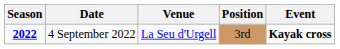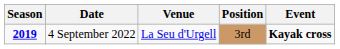(25, 34) 2022 -> (25, 34) 2019
